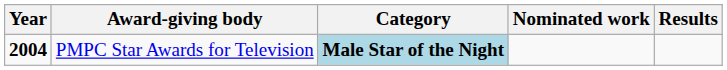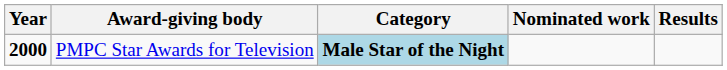(28, 49) 2004 -> (28, 49) 2000
